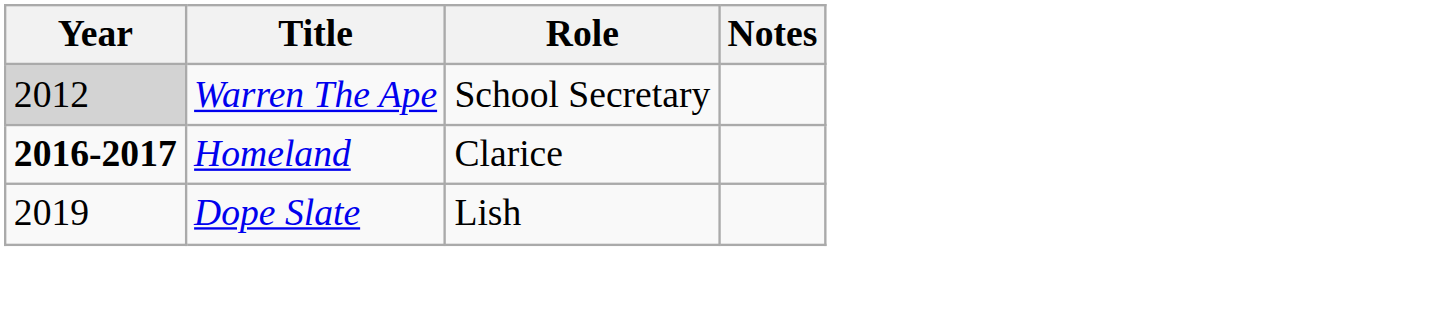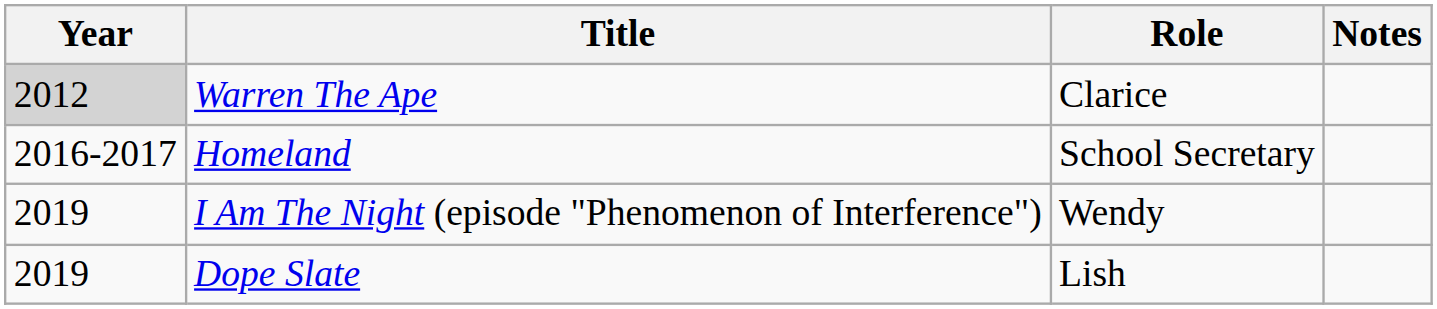(582, 93) School Secretary -> (1113, 93) Clarice
(95, 153) bold -> (95, 153) normal
(509, 153) Clarice -> (1187, 153) School Secretary
+ row: (618, 213)
